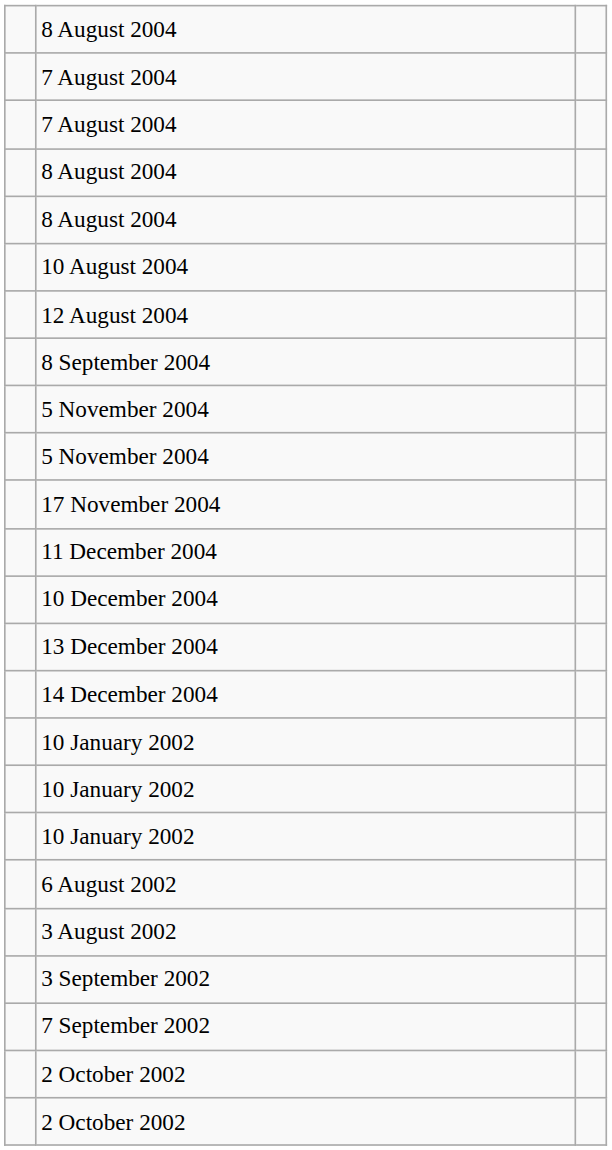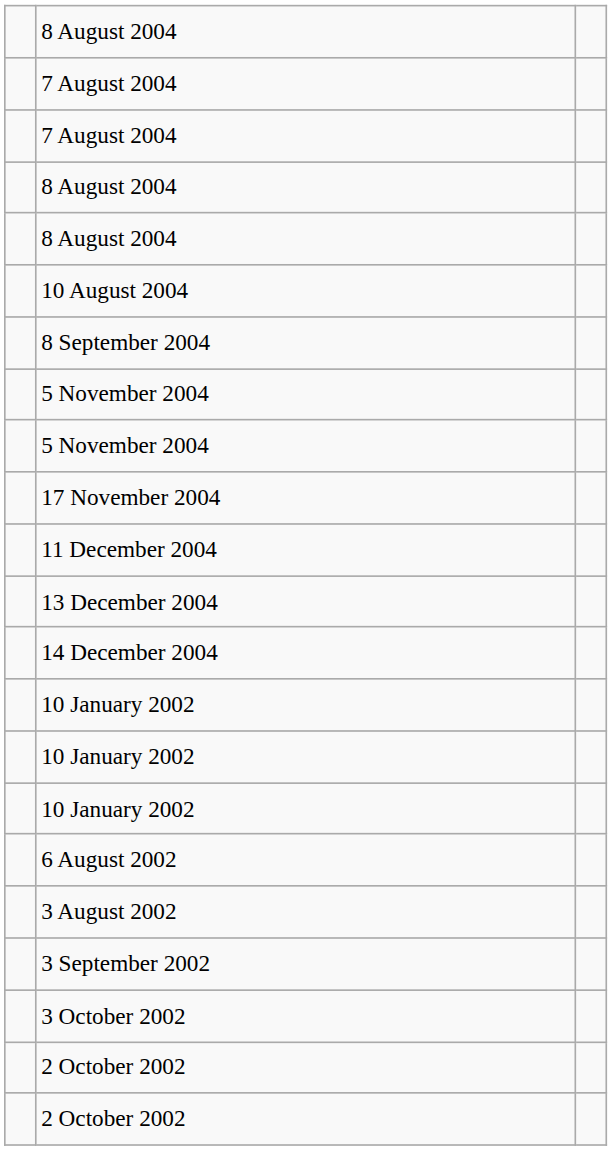- row: (20, 315)
- row: (20, 599)
- row: (20, 1027)
+ row: (20, 1016)
